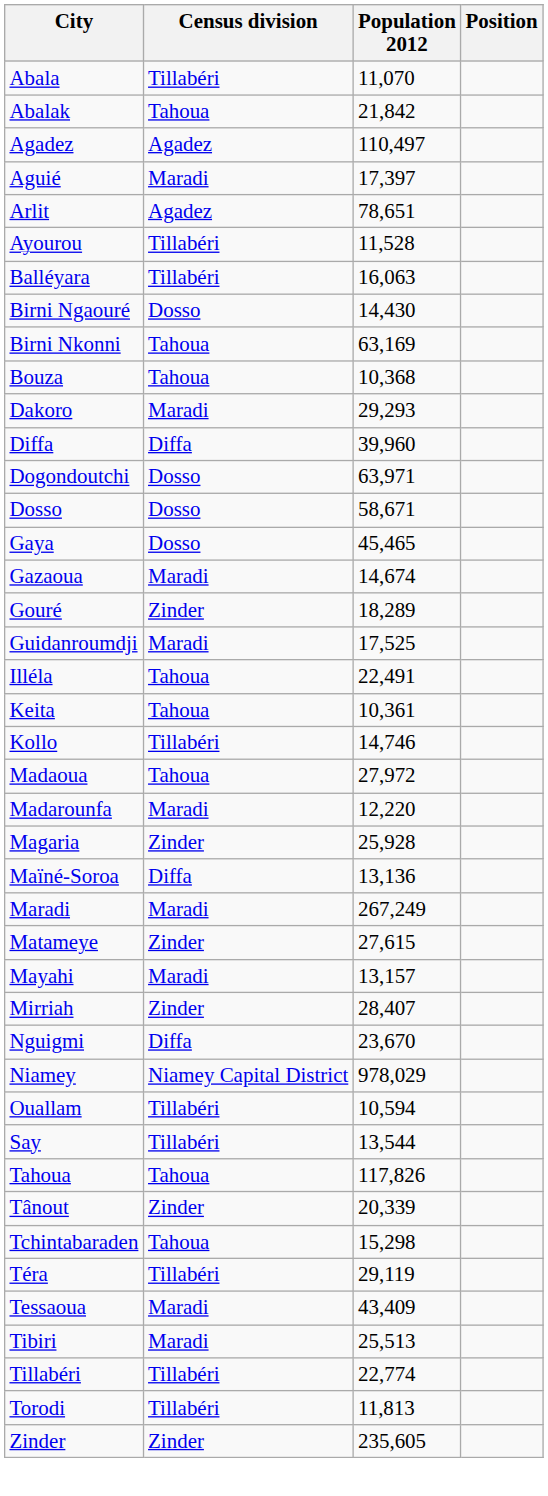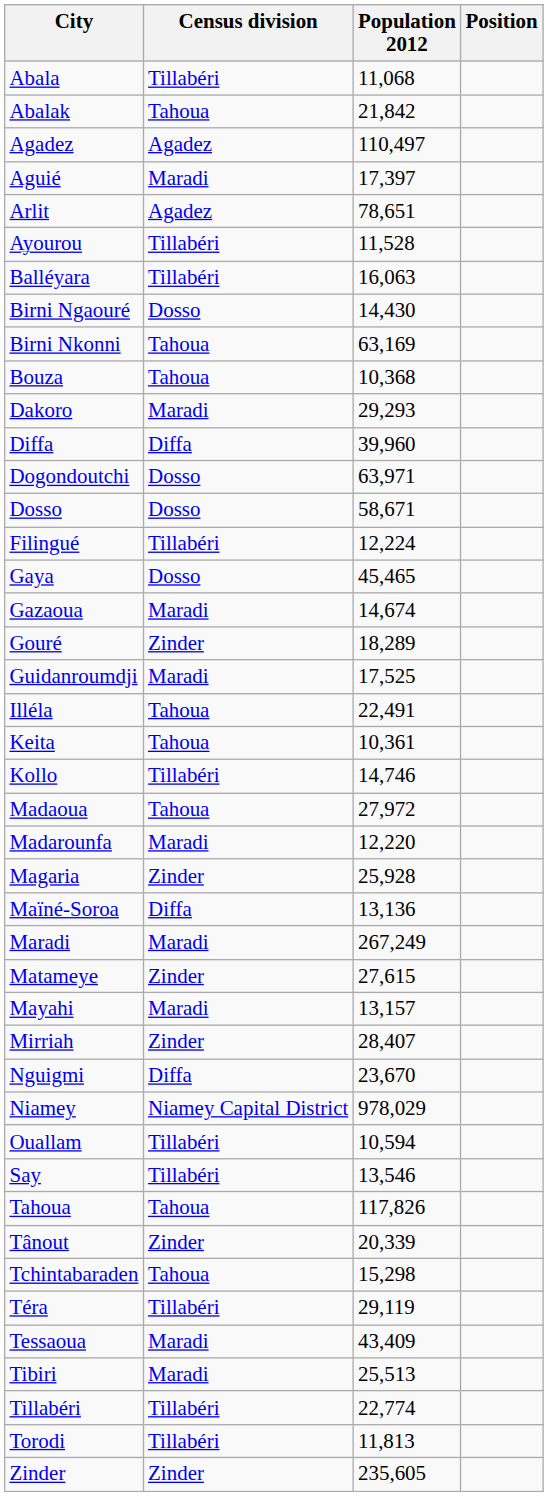(386, 77) 11,070 -> (386, 77) 11,068
+ row: (44, 543)
(387, 1141) 13,544 -> (387, 1174) 13,546
